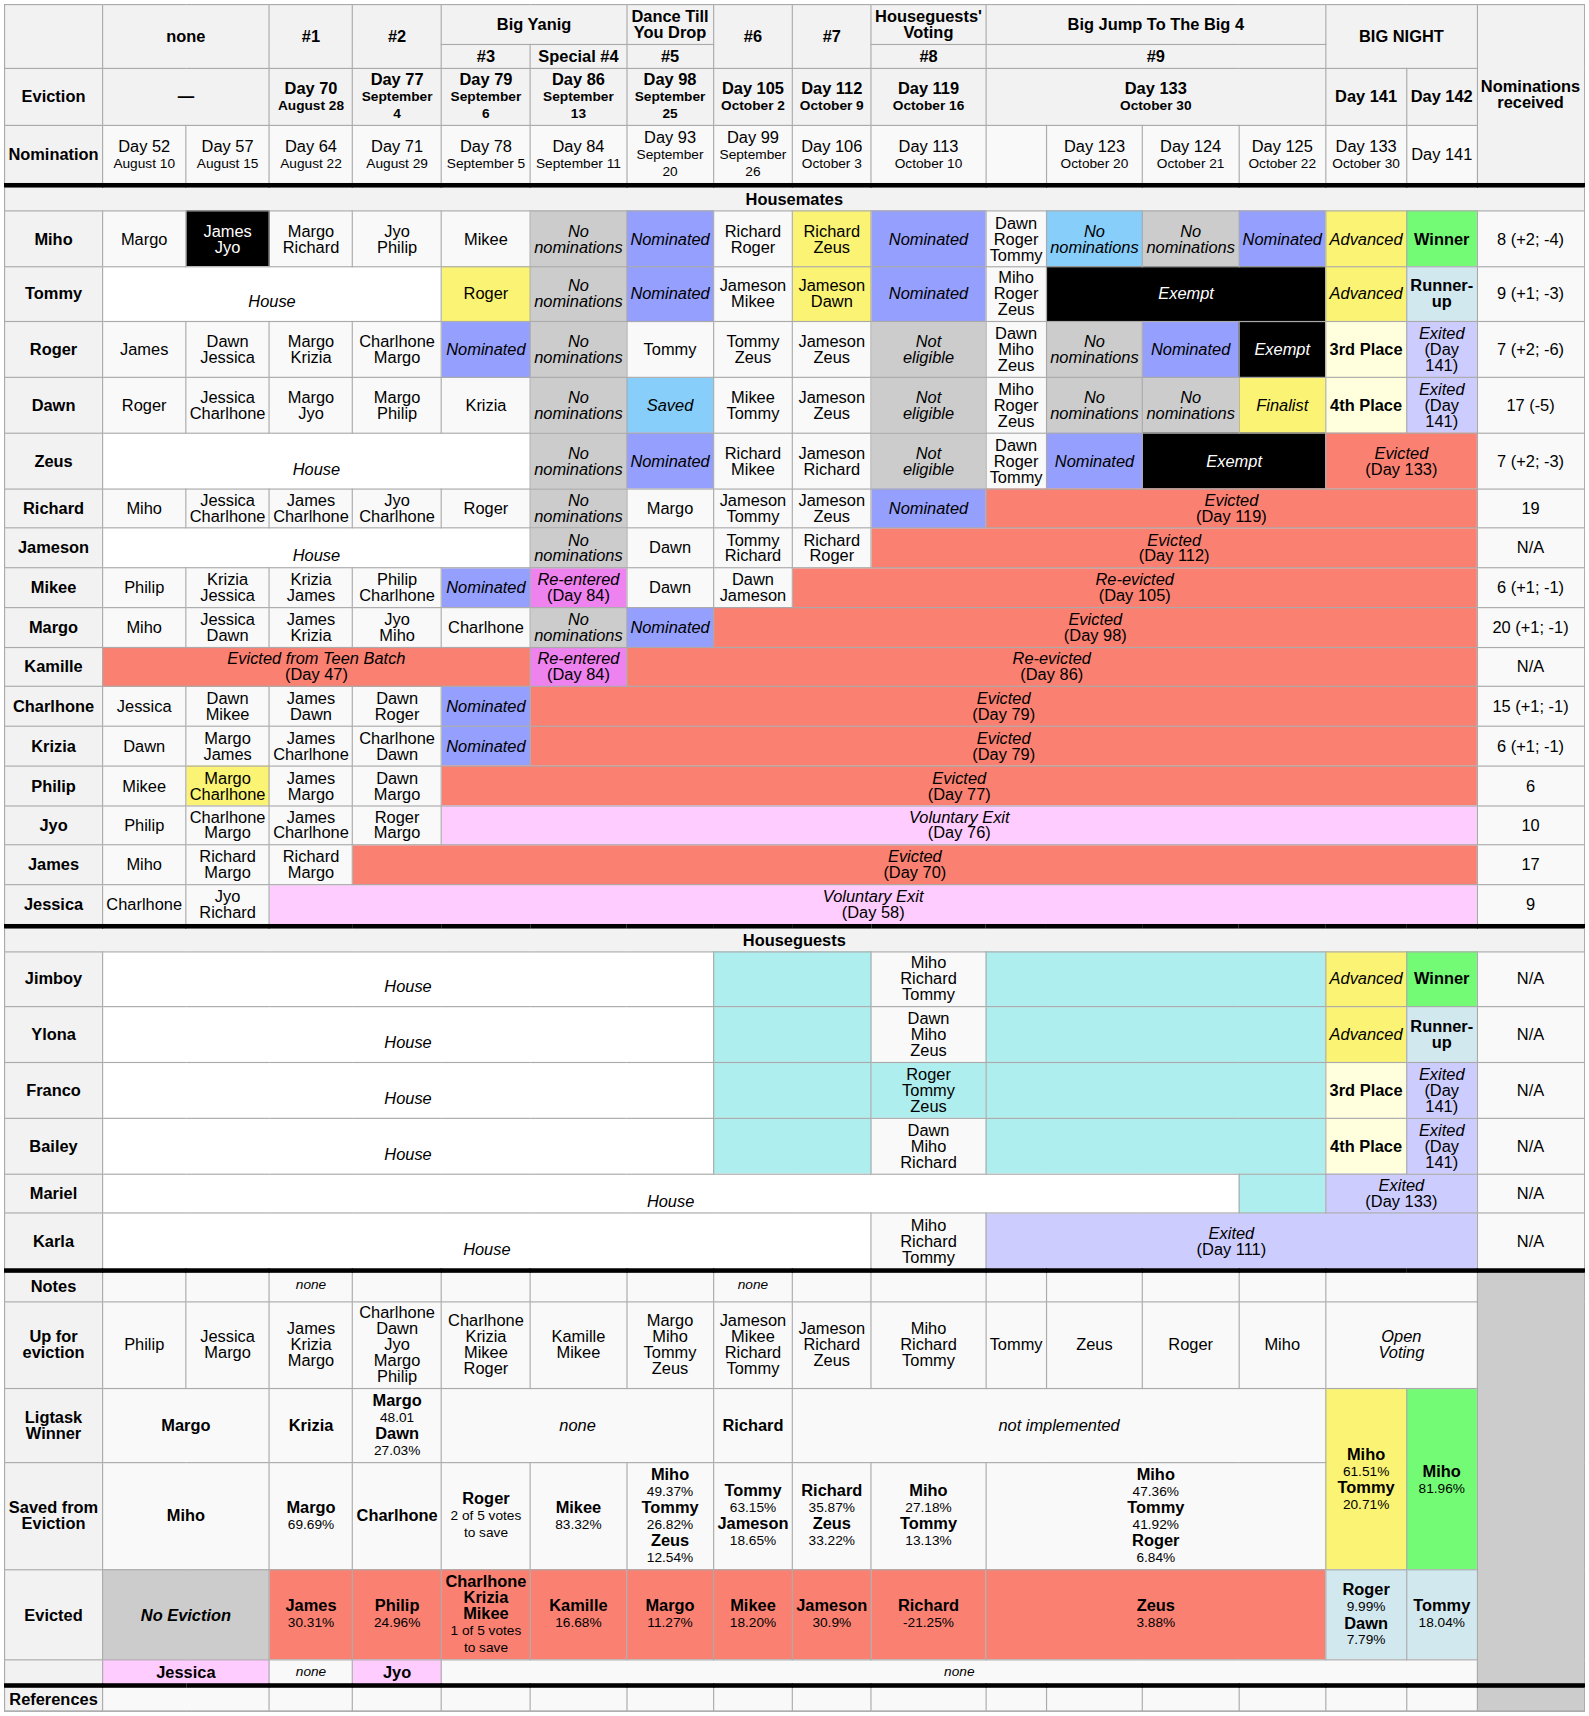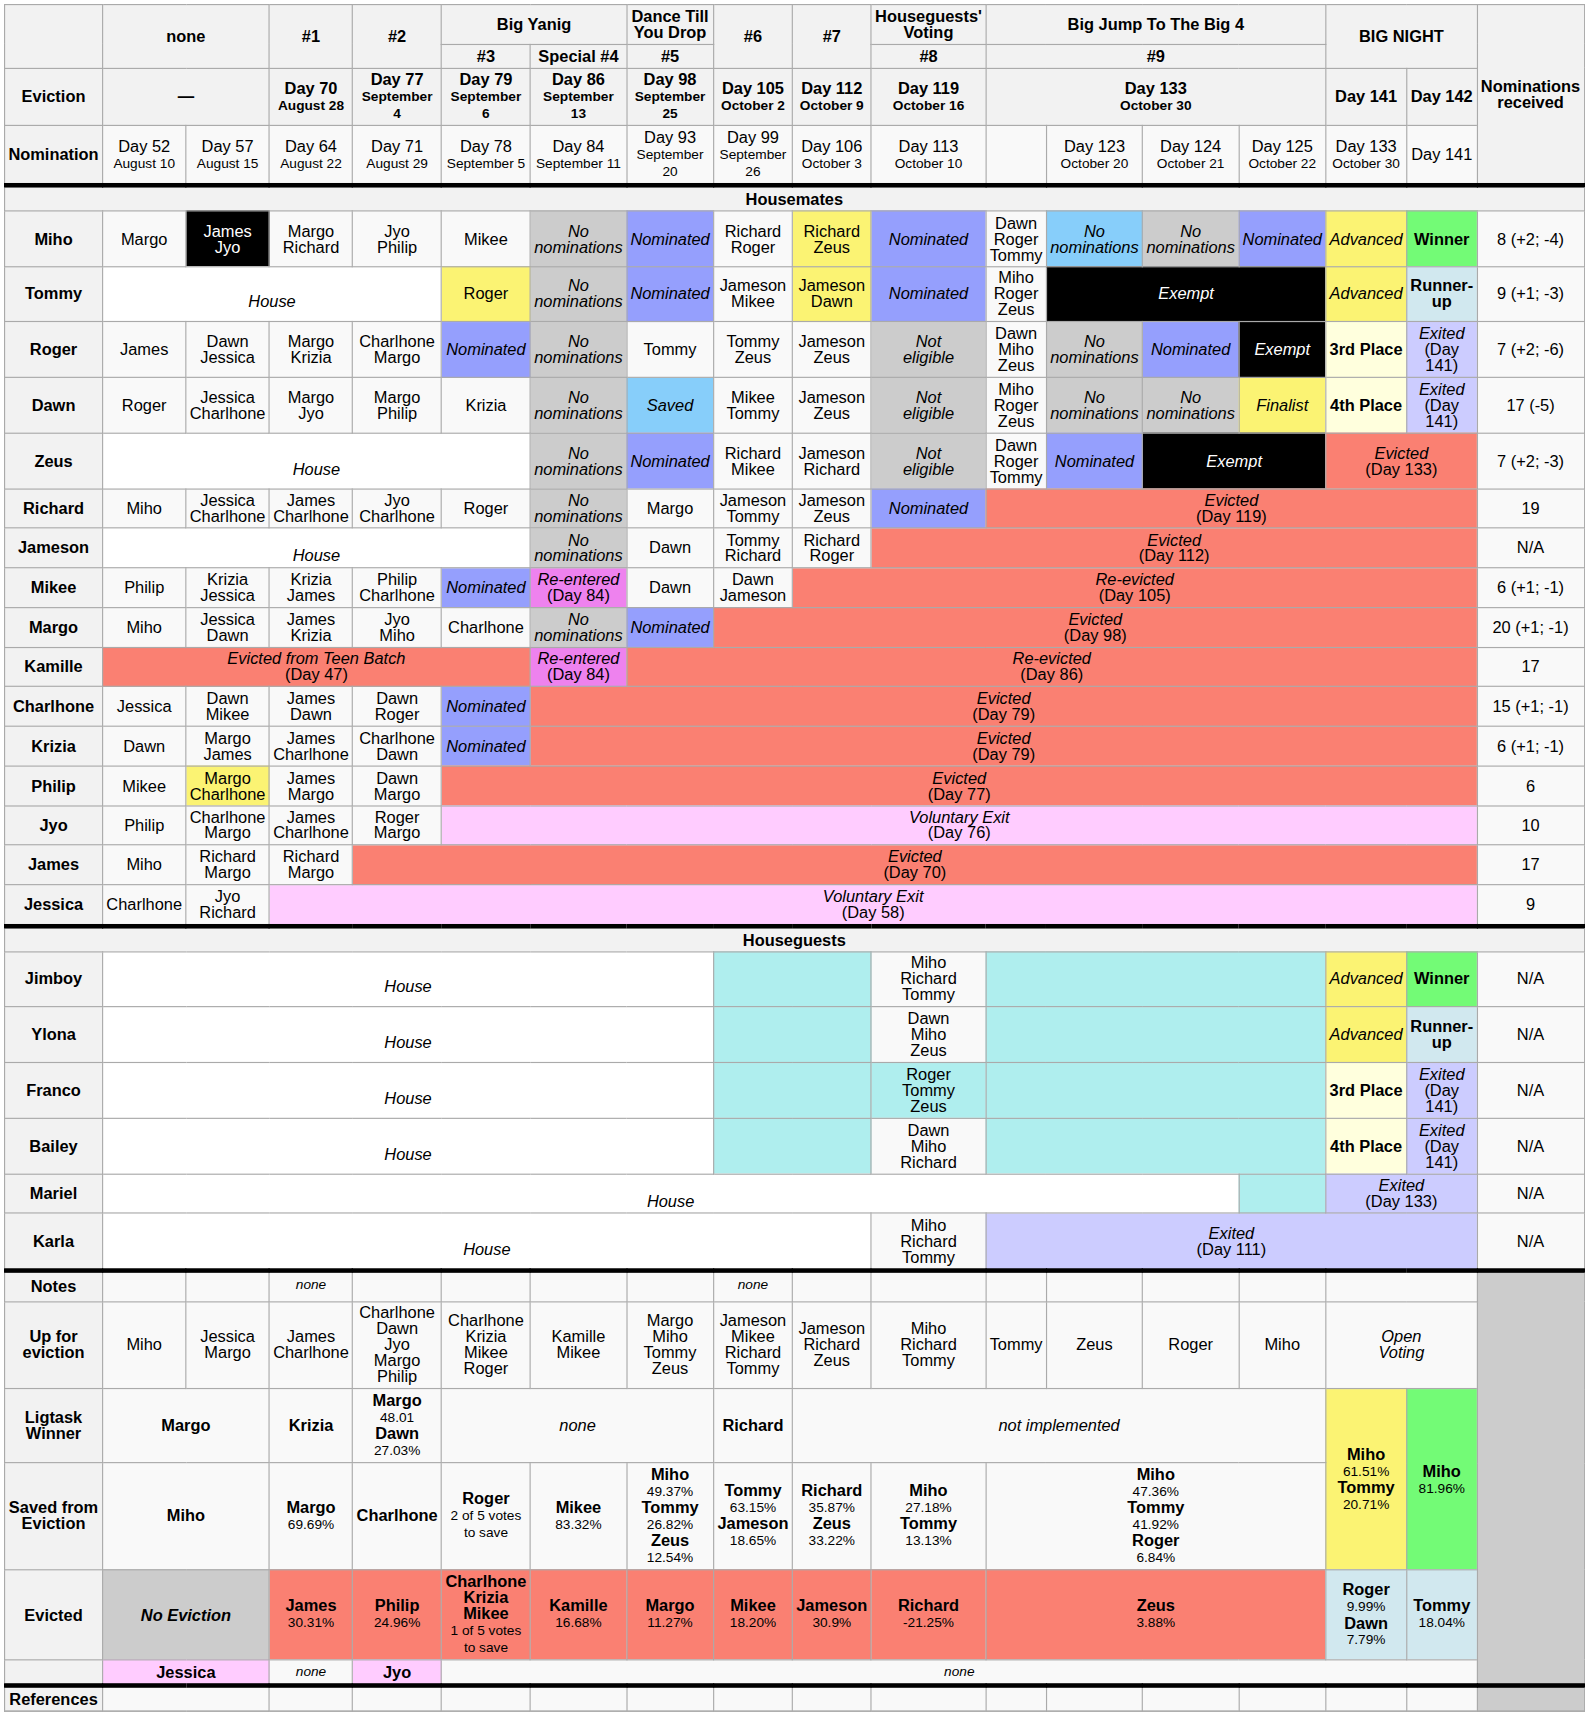(1531, 667) N/A -> (1531, 667) 17
(144, 1346) Philip -> (144, 1346) Miho
(311, 1346) James Krizia Margo -> (311, 1346) James Charlhone
